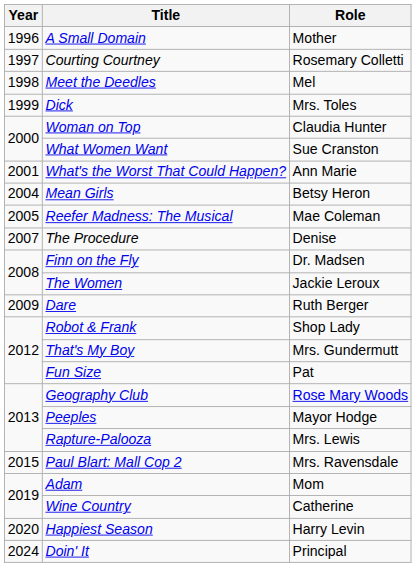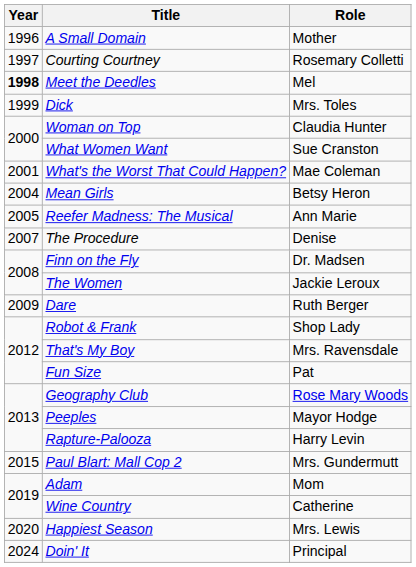(23, 82) normal -> (23, 82) bold
(325, 171) Ann Marie -> (336, 171) Mae Coleman
(336, 216) Mae Coleman -> (325, 216) Ann Marie
(345, 350) Mrs. Gundermutt -> (345, 350) Mrs. Ravensdale
(326, 439) Mrs. Lewis -> (329, 439) Harry Levin
(345, 462) Mrs. Ravensdale -> (345, 462) Mrs. Gundermutt
(329, 529) Harry Levin -> (326, 529) Mrs. Lewis
